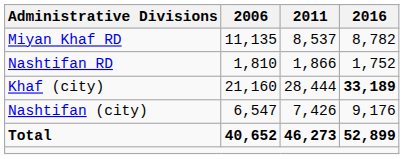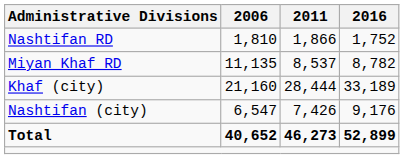rows swapped: (65, 40) <-> (60, 64)
(370, 88) bold -> (370, 88) normal
